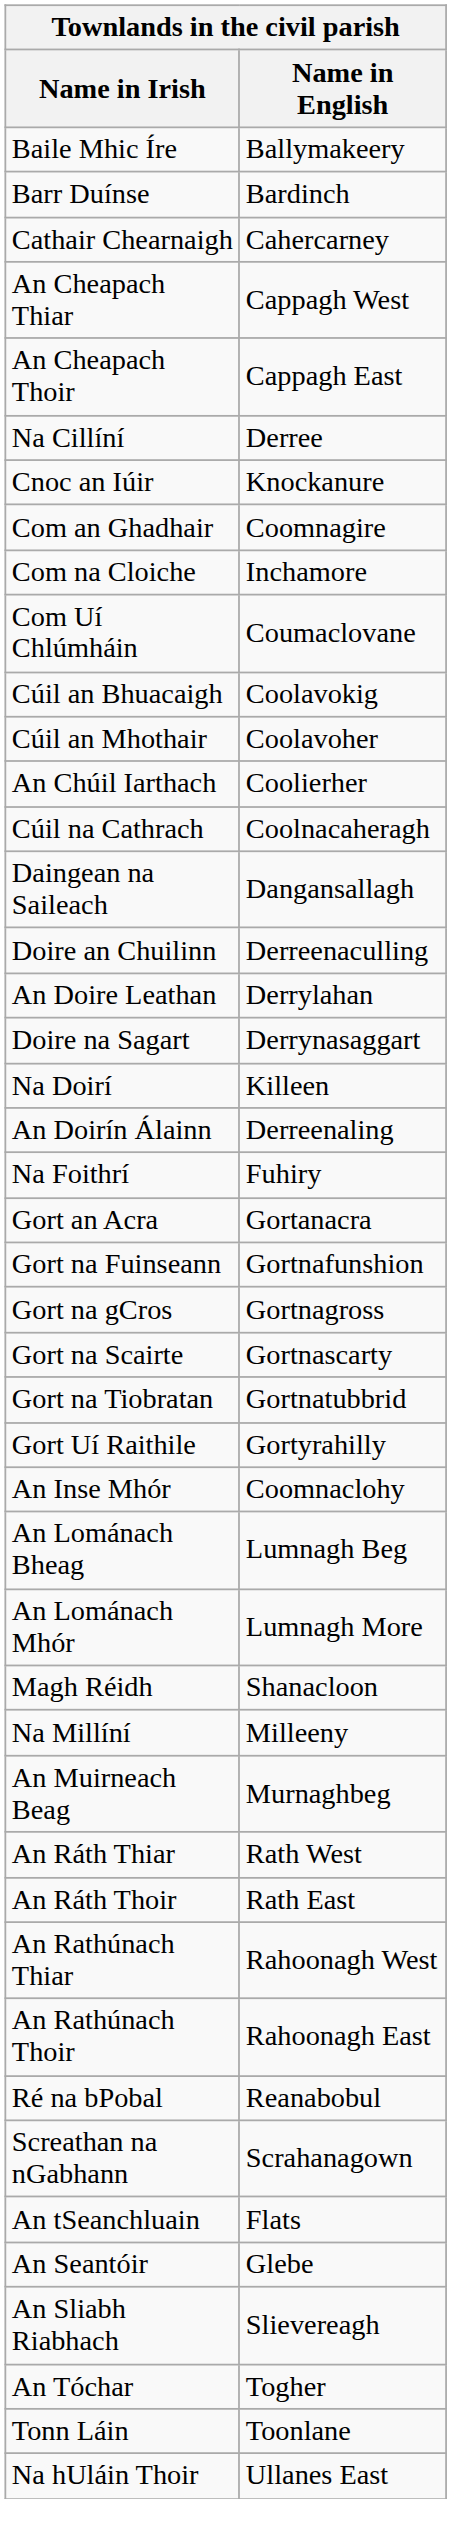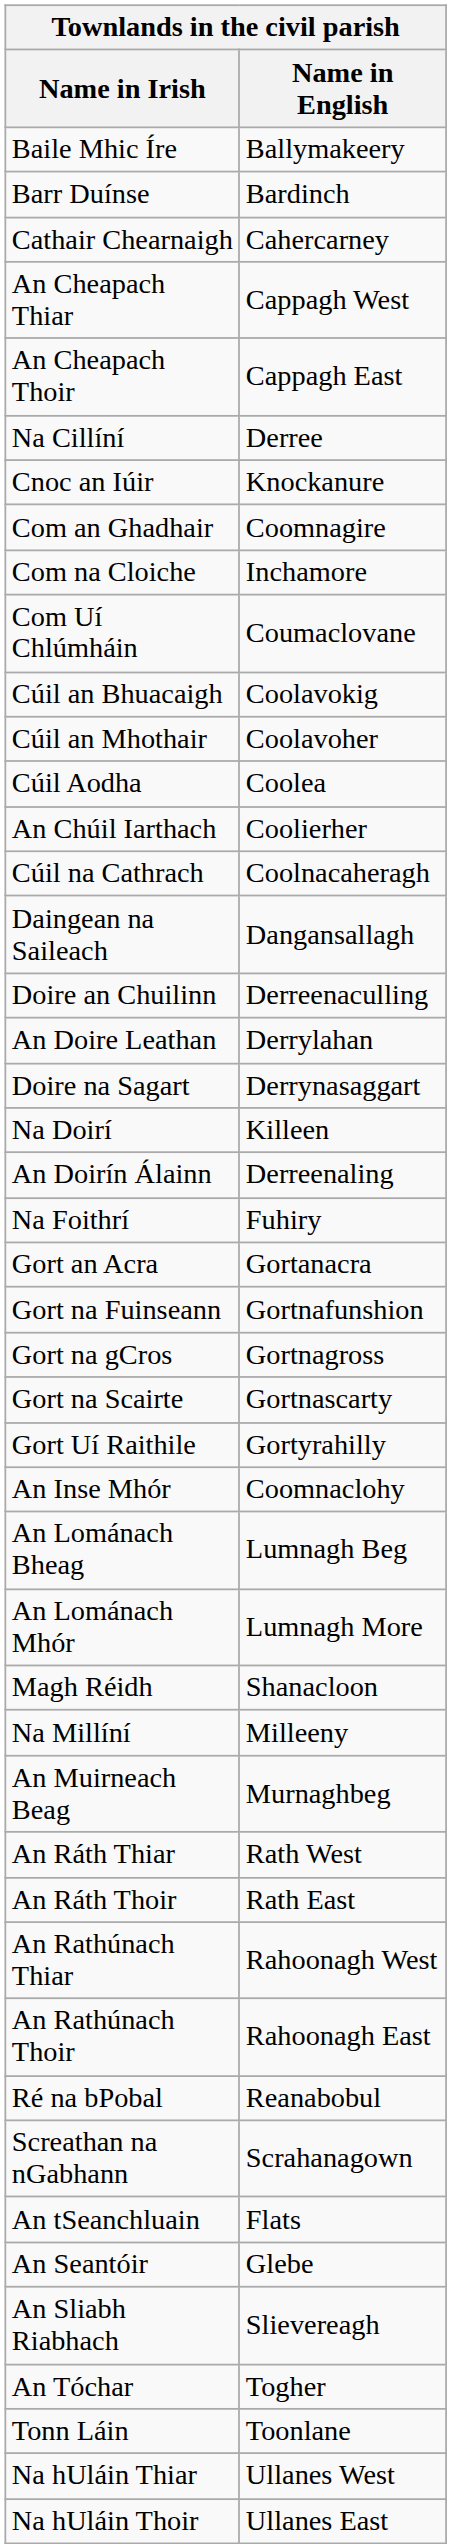+ row: (77, 783)
- row: (113, 1399)
+ row: (104, 2475)
